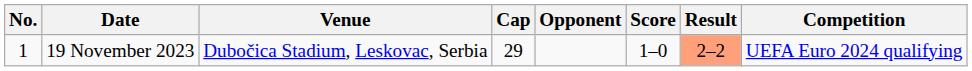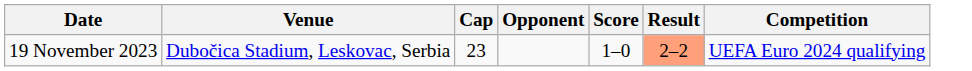- column: (23, 19)
(513, 50) 29 -> (476, 50) 23
